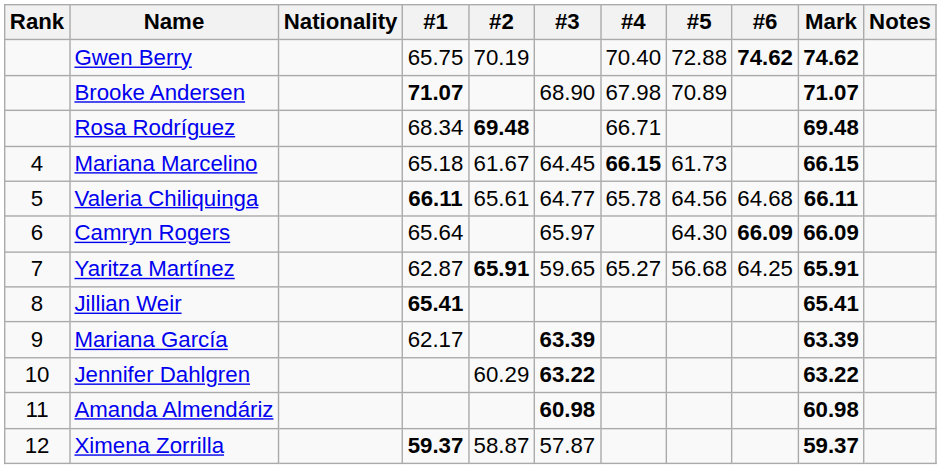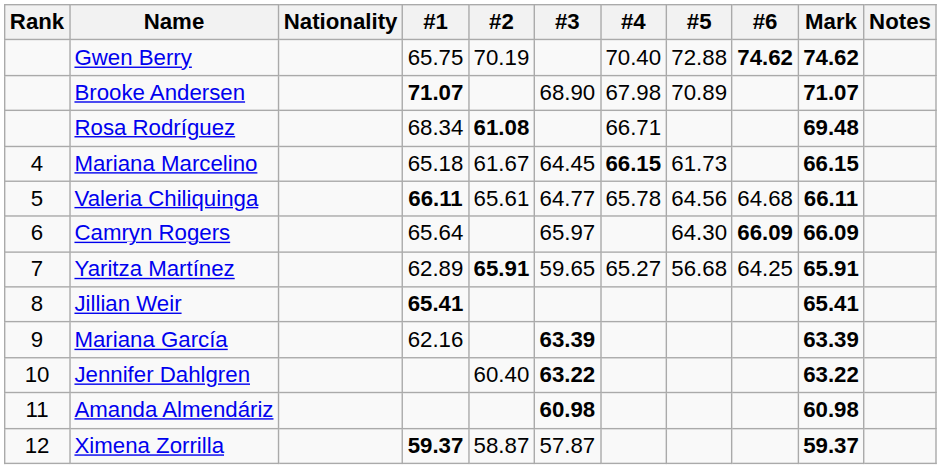(501, 127) 69.48 -> (501, 127) 61.08
(436, 269) 62.87 -> (436, 269) 62.89
(436, 339) 62.17 -> (436, 339) 62.16
(501, 374) 60.29 -> (501, 374) 60.40
